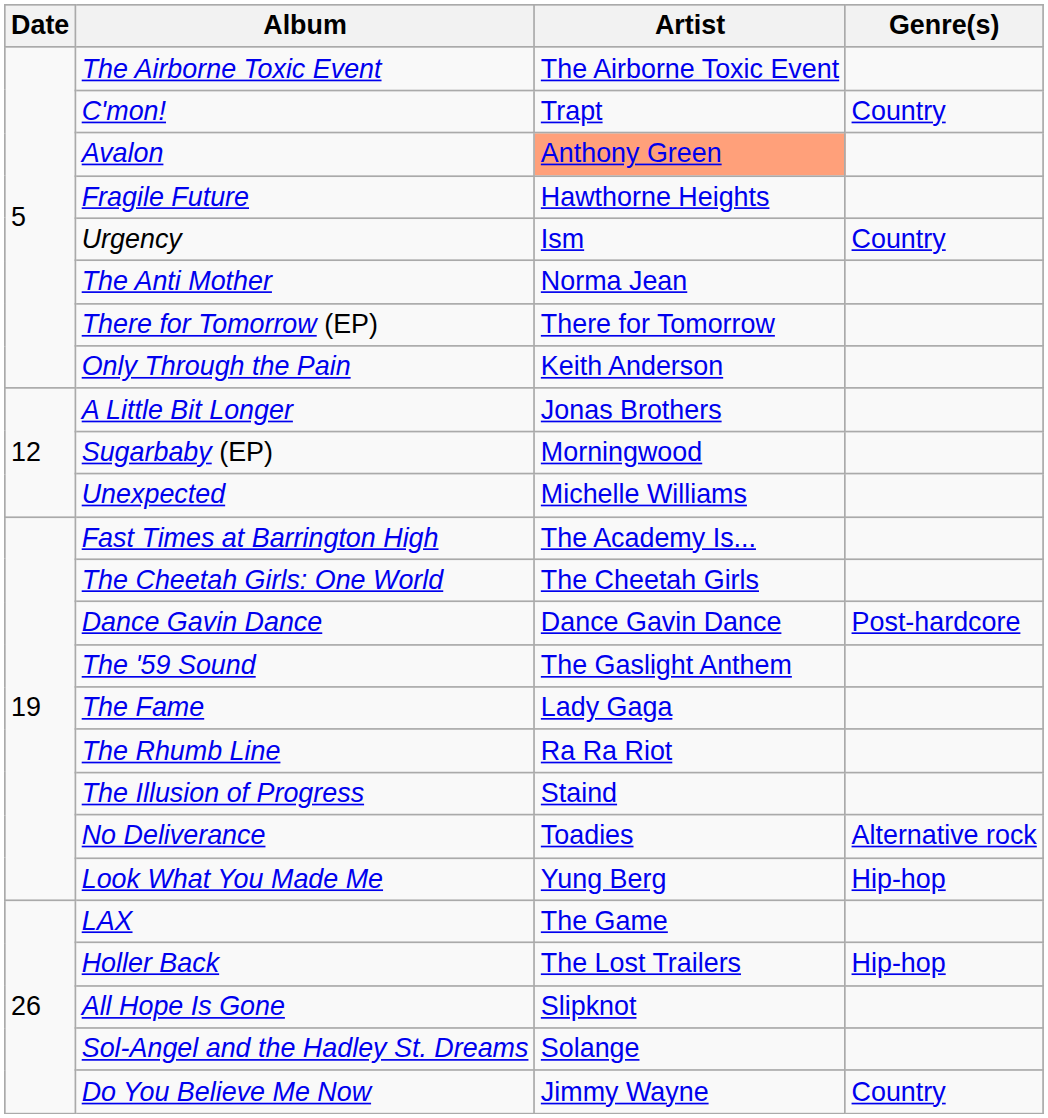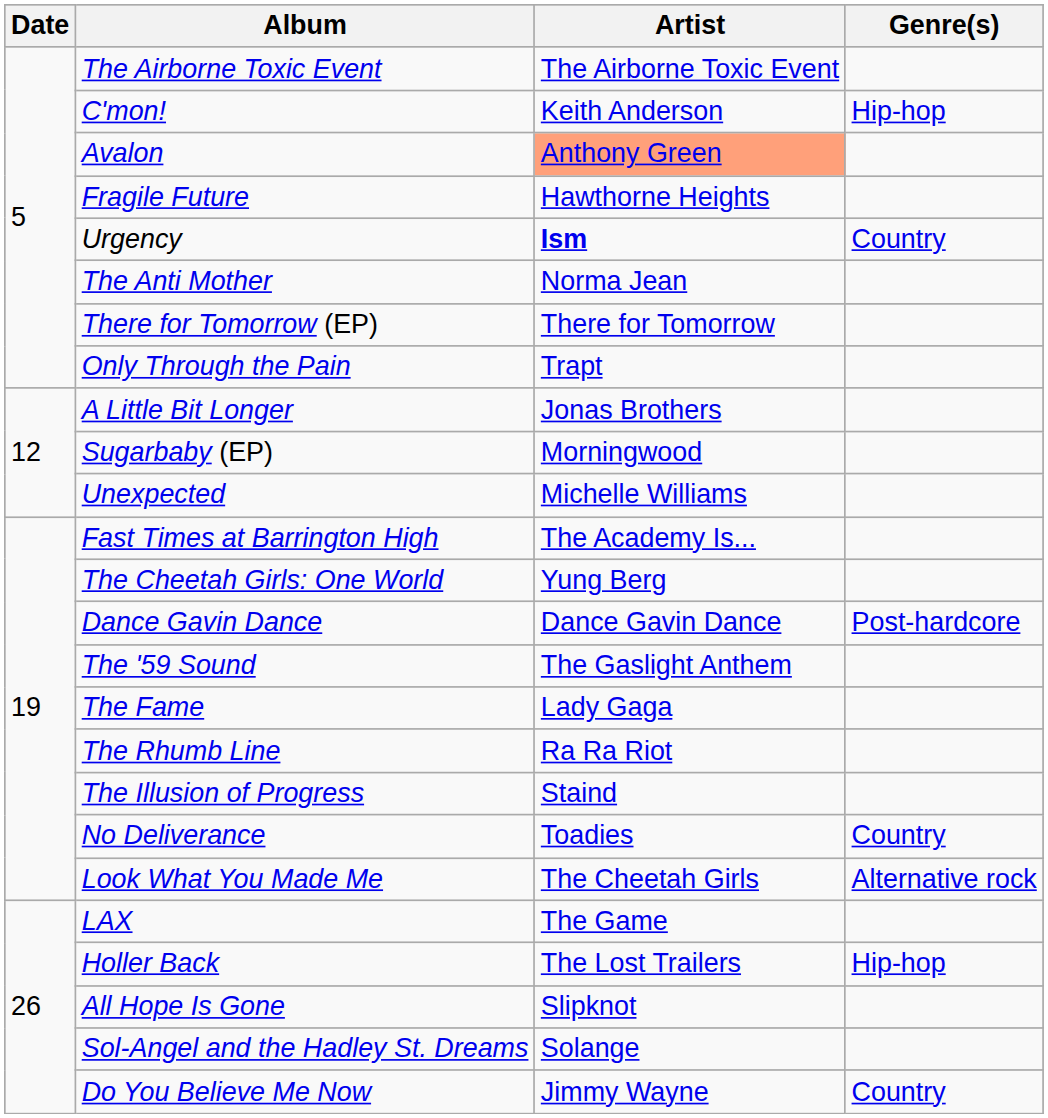(572, 111) Trapt -> (632, 111) Keith Anderson
(899, 111) Country -> (899, 111) Hip-hop
(562, 238) normal -> (564, 238) bold
(632, 366) Keith Anderson -> (572, 366) Trapt
(650, 580) The Cheetah Girls -> (604, 580) Yung Berg
(944, 835) Alternative rock -> (899, 835) Country
(604, 878) Yung Berg -> (650, 878) The Cheetah Girls
(899, 878) Hip-hop -> (944, 878) Alternative rock
